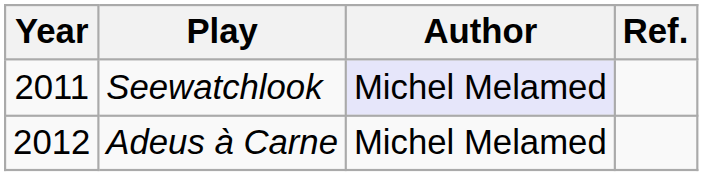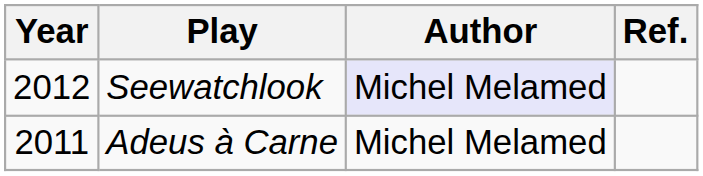(52, 87) 2011 -> (52, 87) 2012
(52, 142) 2012 -> (52, 142) 2011
